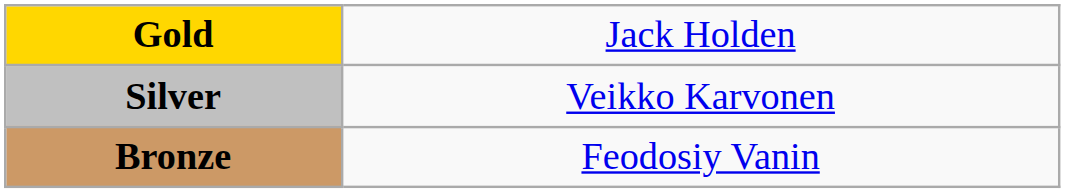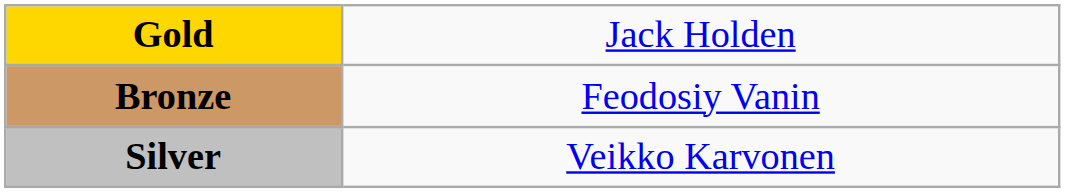rows swapped: (173, 95) <-> (173, 156)
